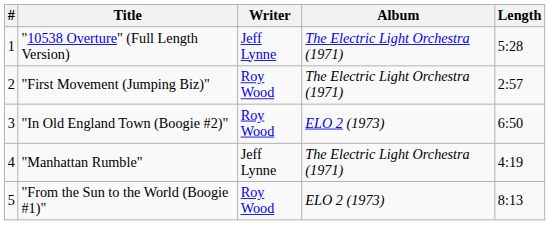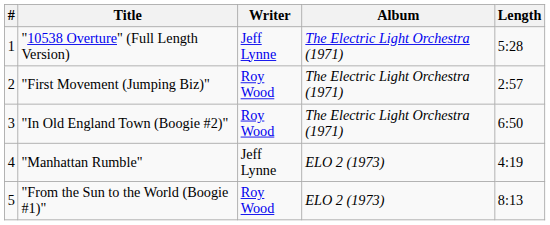(345, 123) ELO 2 (1973) -> (388, 123) The Electric Light Orchestra (1971)
(388, 162) The Electric Light Orchestra (1971) -> (345, 162) ELO 2 (1973)
